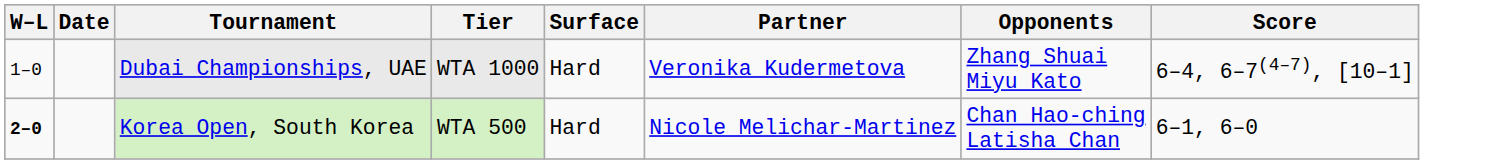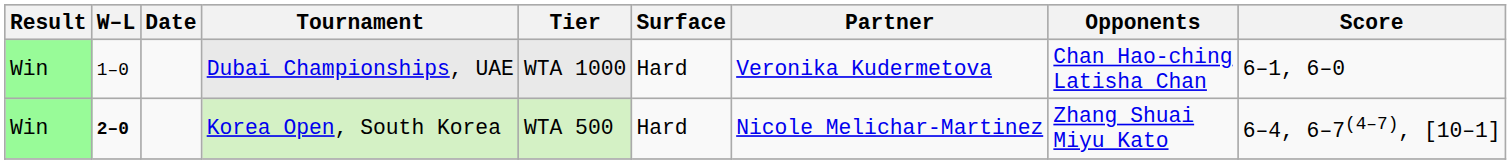+ column: (48, 22)
(1037, 69) Zhang Shuai Miyu Kato -> (1143, 69) Chan Hao-ching Latisha Chan
(1285, 69) 6–4, 6–7(4–7), [10–1] -> (1294, 69) 6–1, 6–0
(1056, 129) Chan Hao-ching Latisha Chan -> (1124, 129) Zhang Shuai Miyu Kato
(1207, 129) 6–1, 6–0 -> (1372, 129) 6–4, 6–7(4–7), [10–1]
